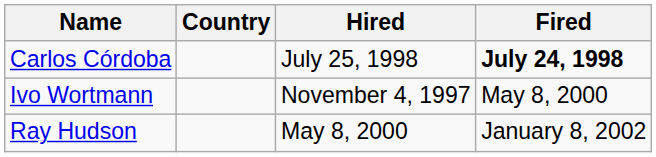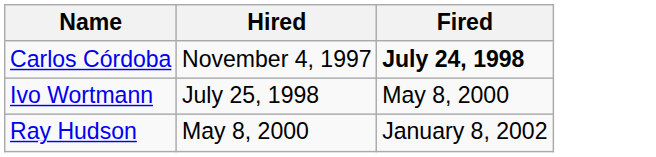- column: (226, 22)
(349, 59) July 25, 1998 -> (277, 59) November 4, 1997
(376, 95) November 4, 1997 -> (251, 95) July 25, 1998
